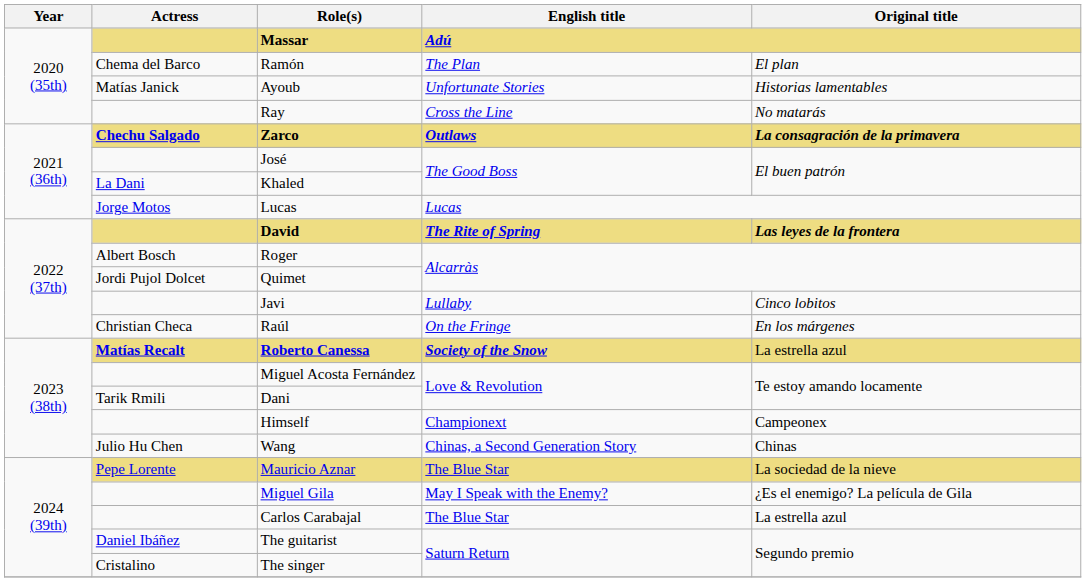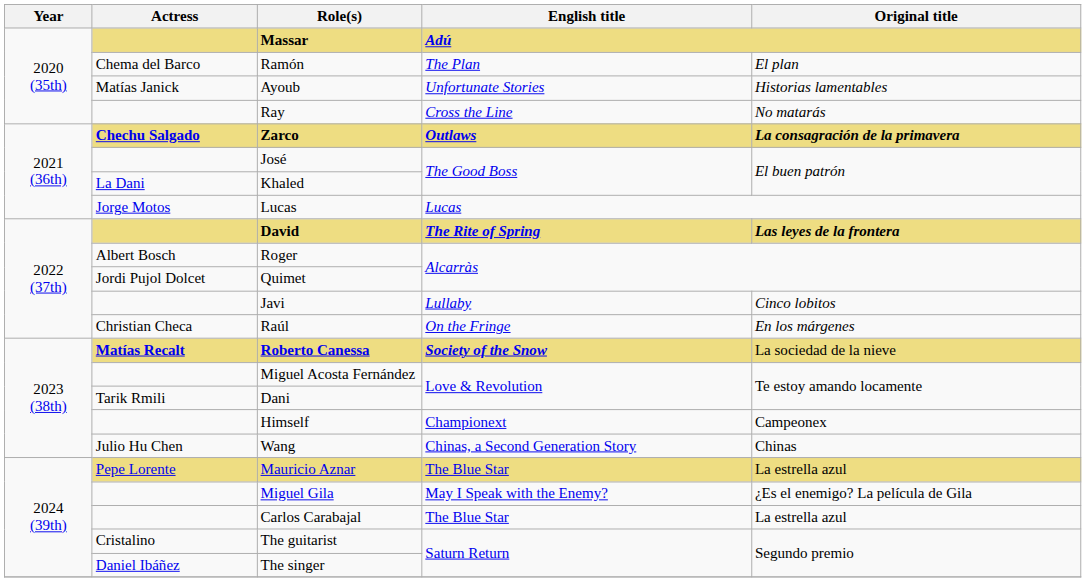(801, 350) La estrella azul -> (825, 350) La sociedad de la nieve
(825, 469) La sociedad de la nieve -> (801, 469) La estrella azul
(138, 541) Daniel Ibáñez -> (125, 541) Cristalino
(125, 565) Cristalino -> (138, 565) Daniel Ibáñez
